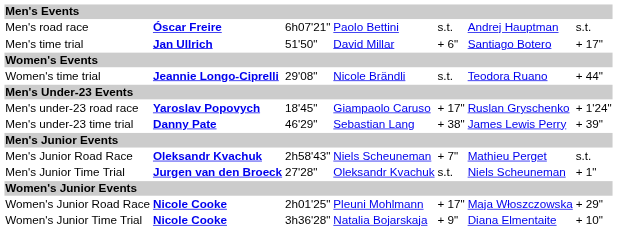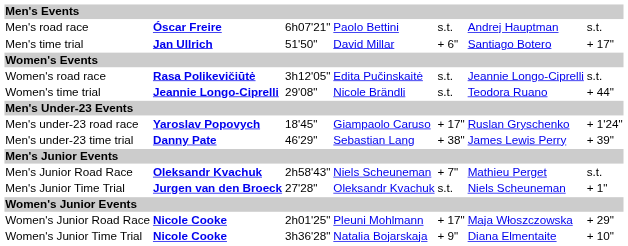+ row: (56, 76)
